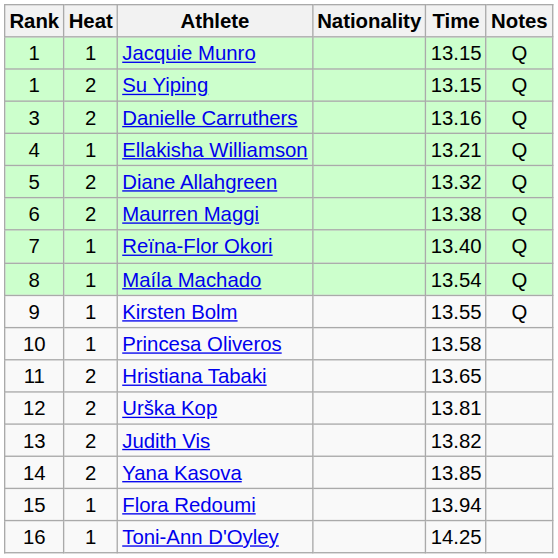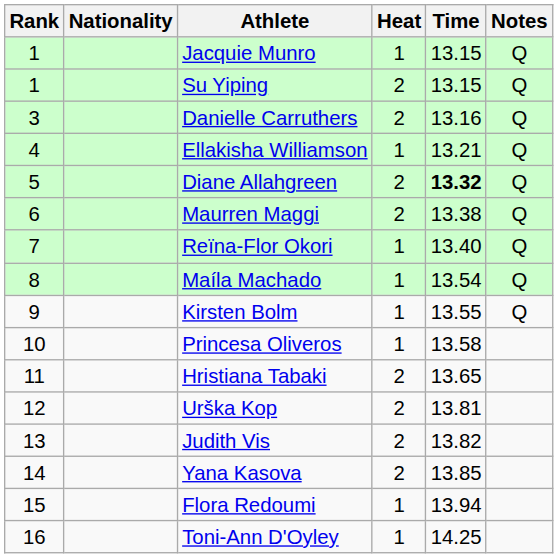columns swapped: (91, 21) <-> (369, 21)
(456, 182) normal -> (456, 182) bold
